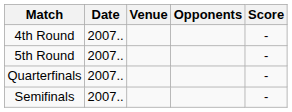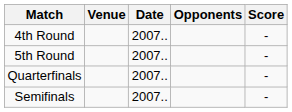columns swapped: (106, 14) <-> (149, 14)
